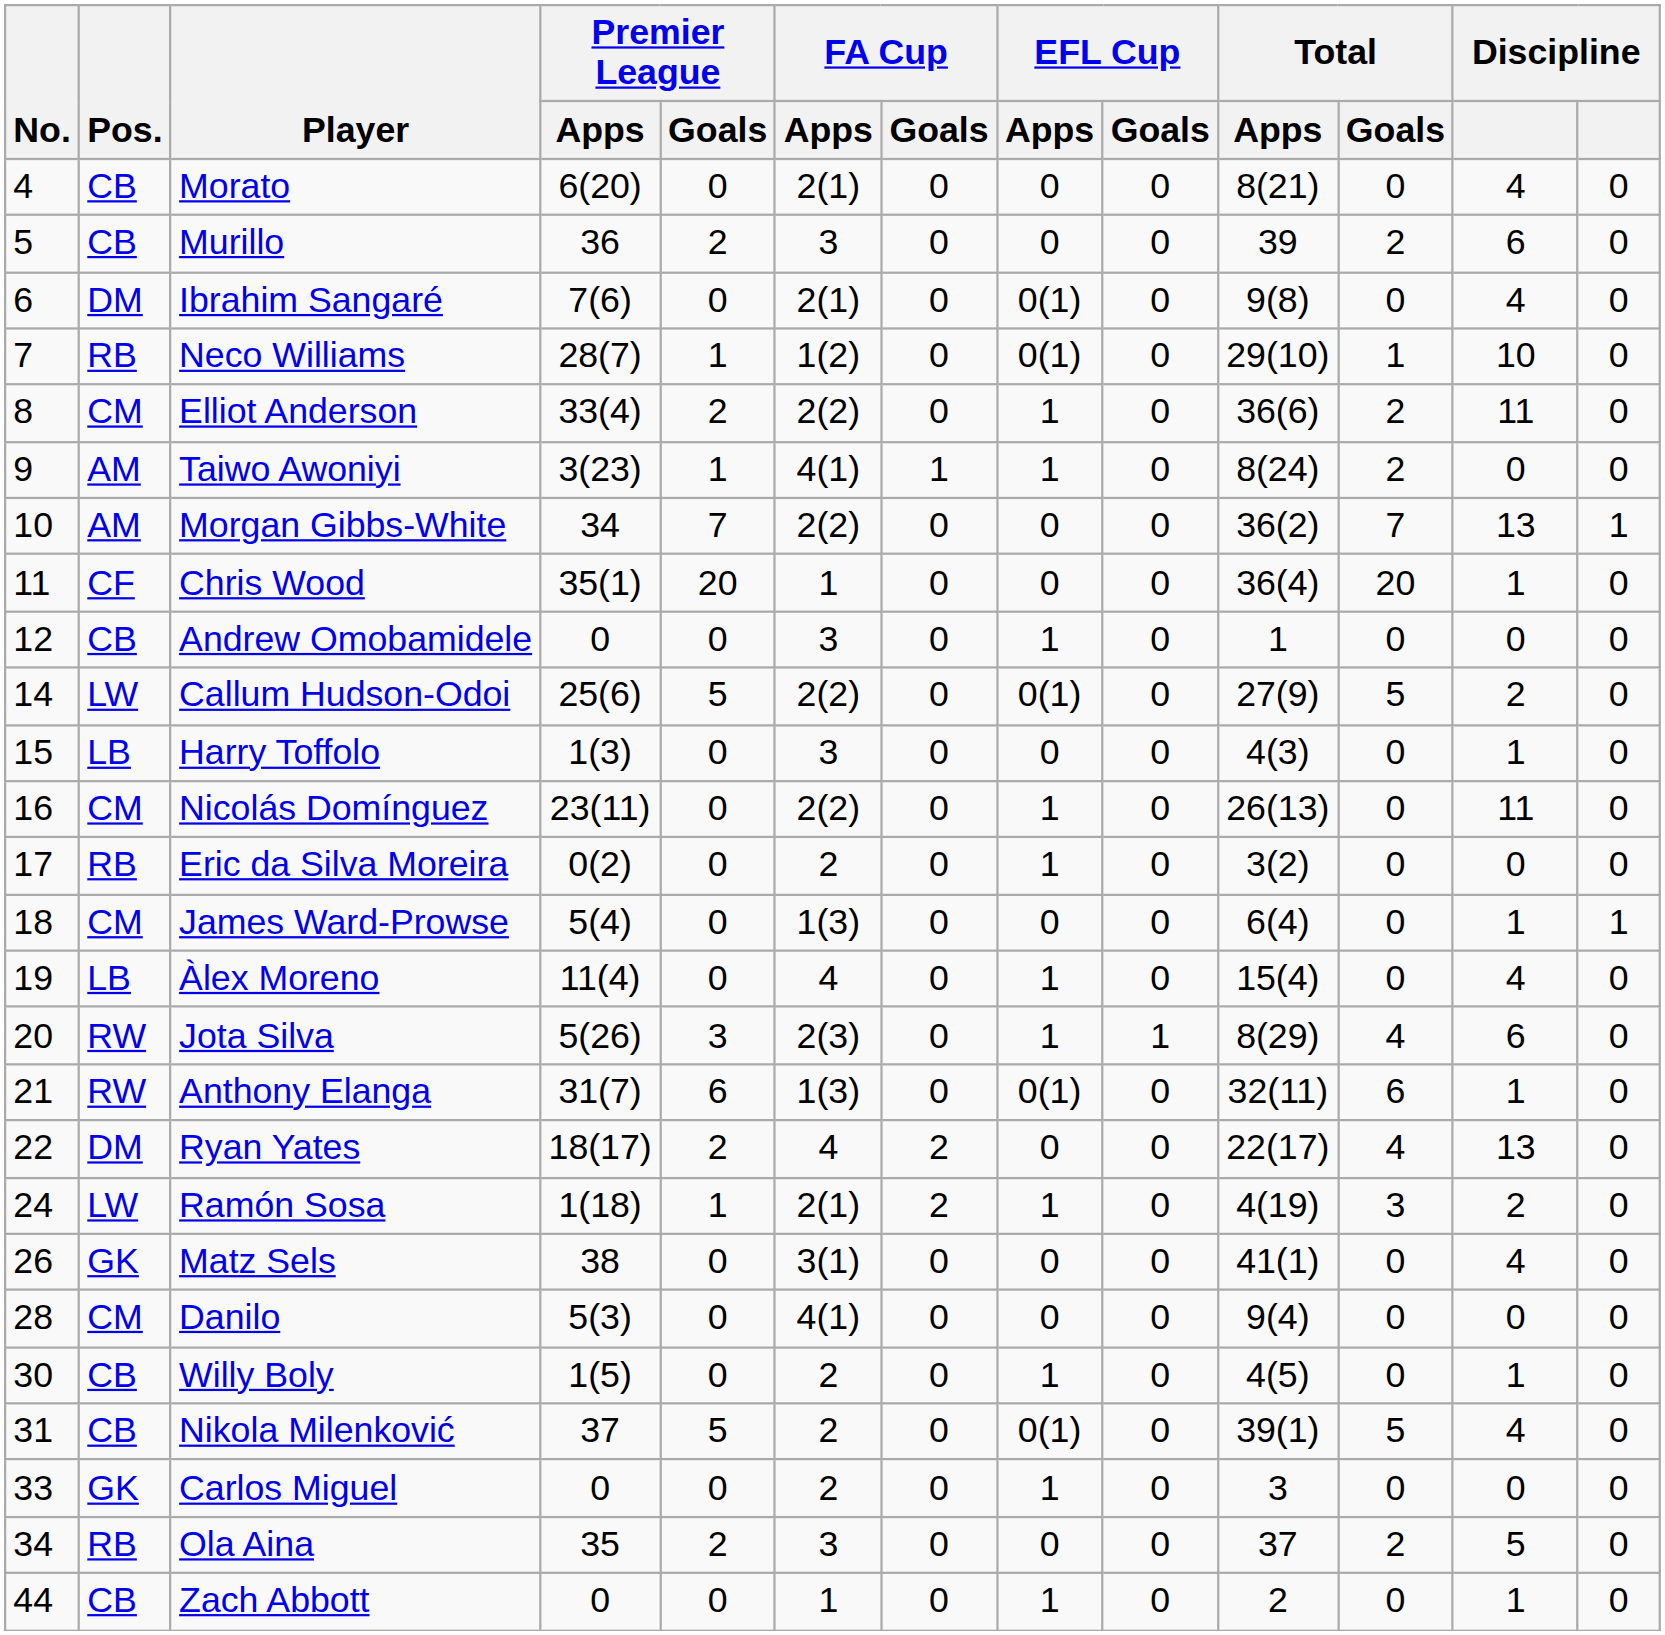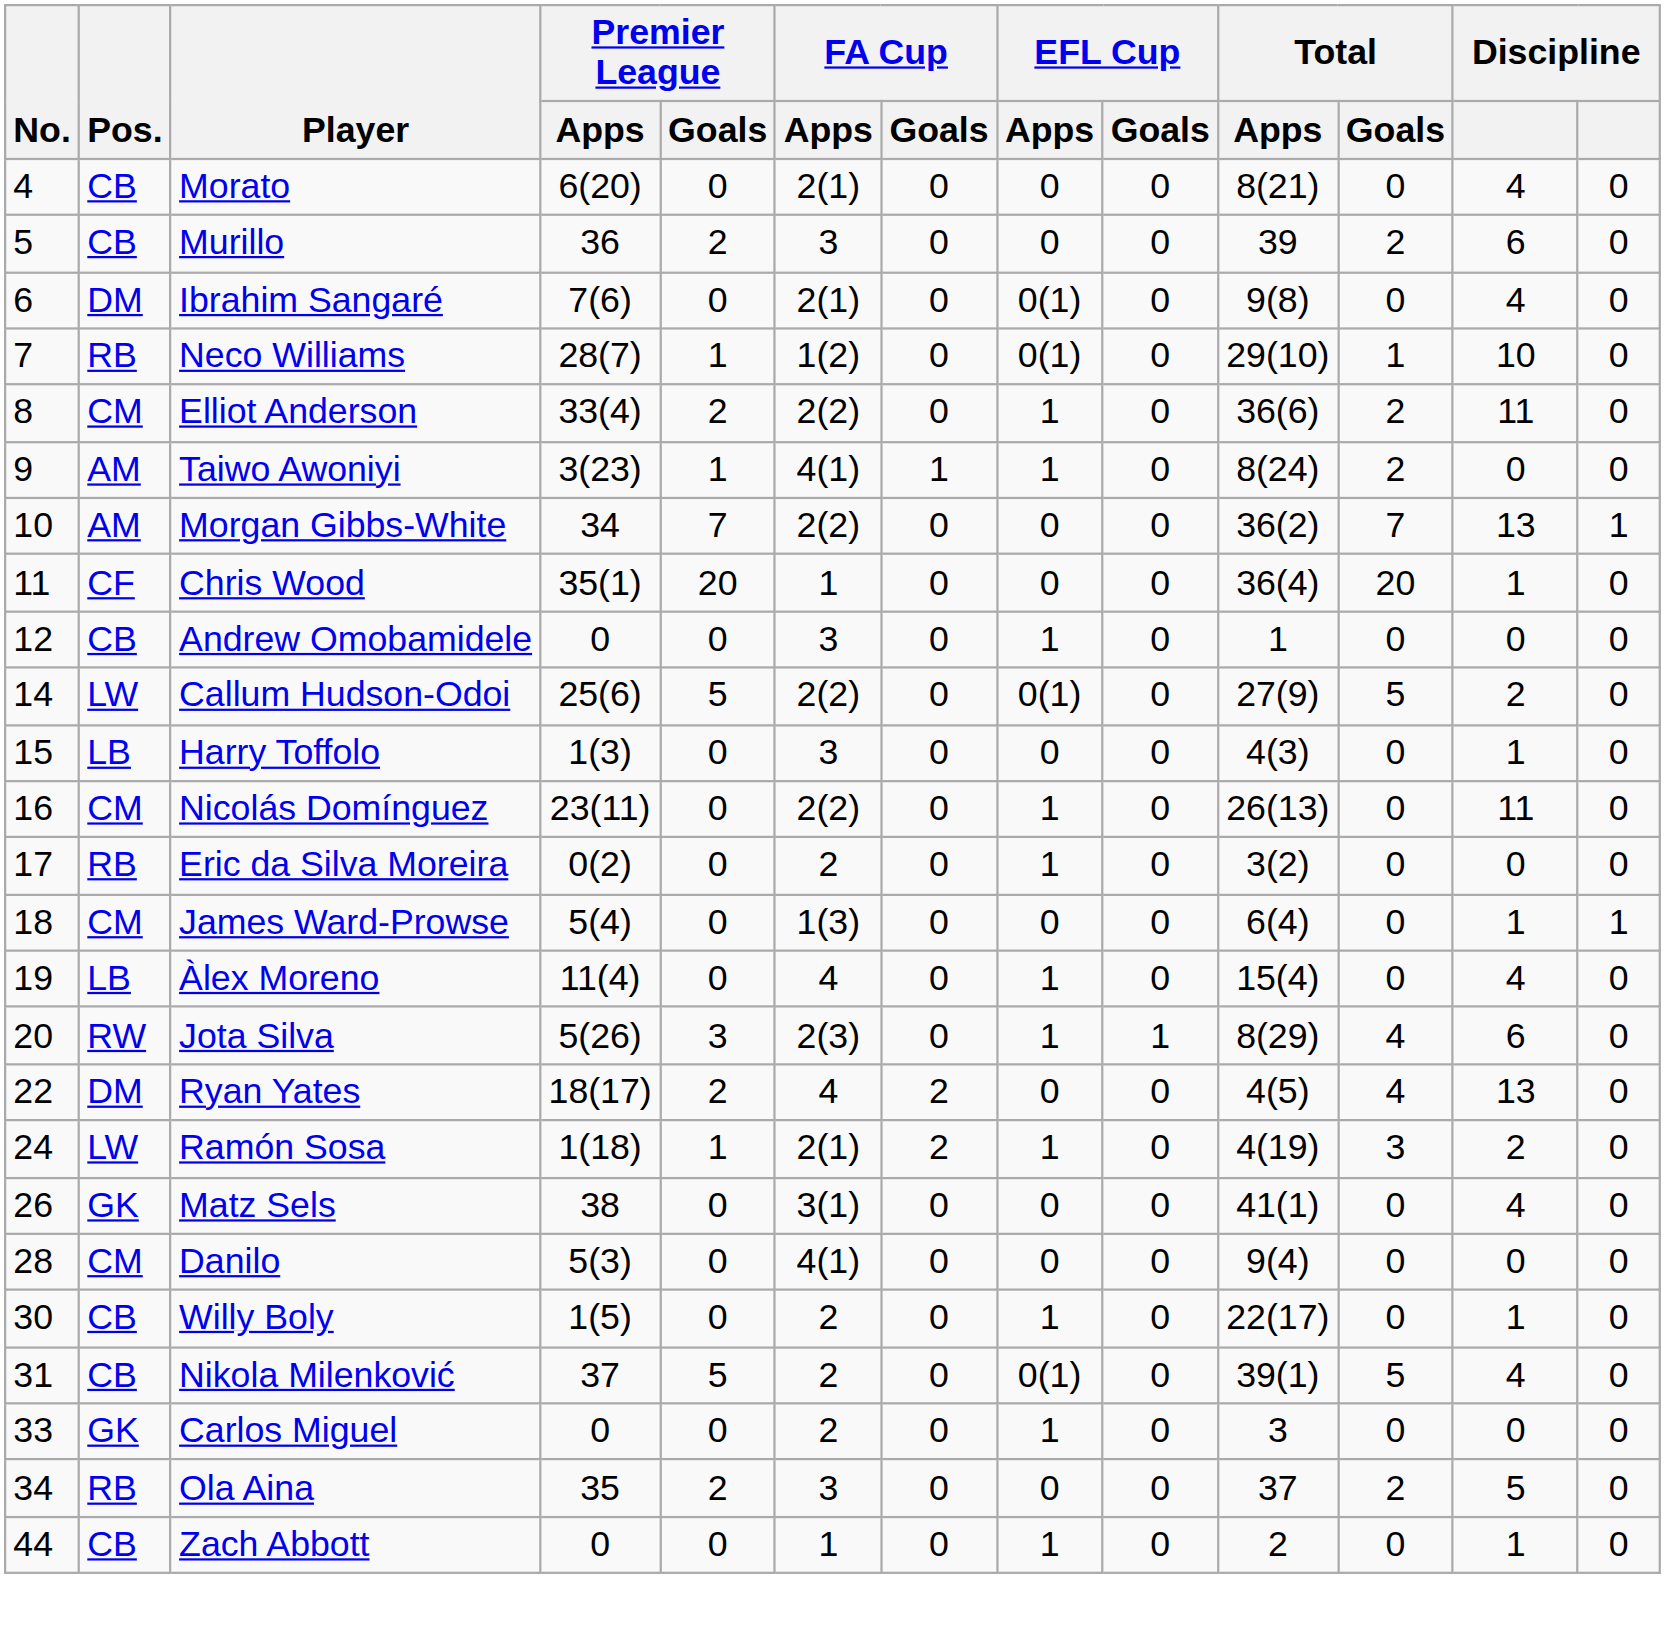- row: (305, 1091)
(1278, 1148) 22(17) -> (1278, 1091) 4(5)
(1278, 1374) 4(5) -> (1278, 1317) 22(17)
